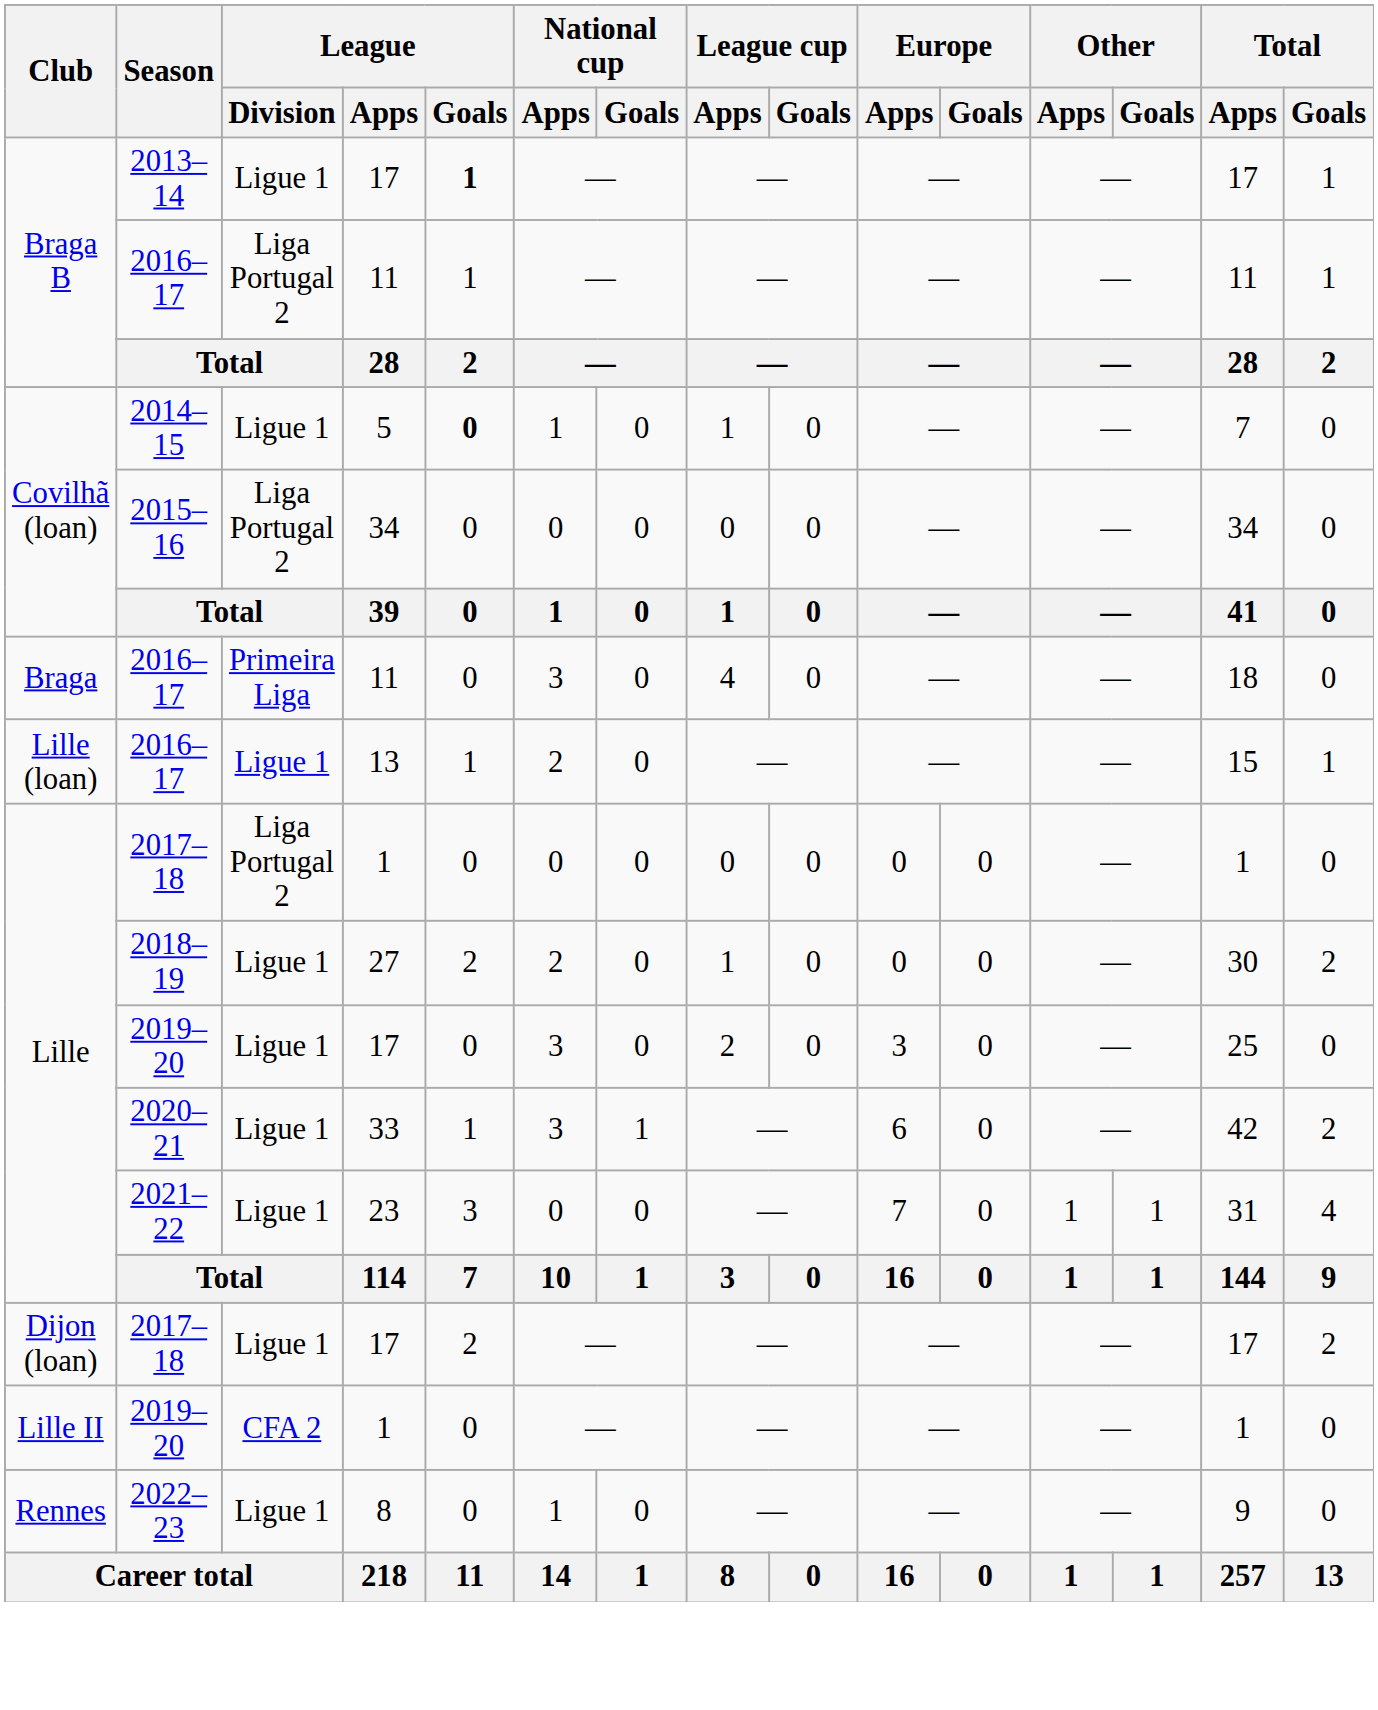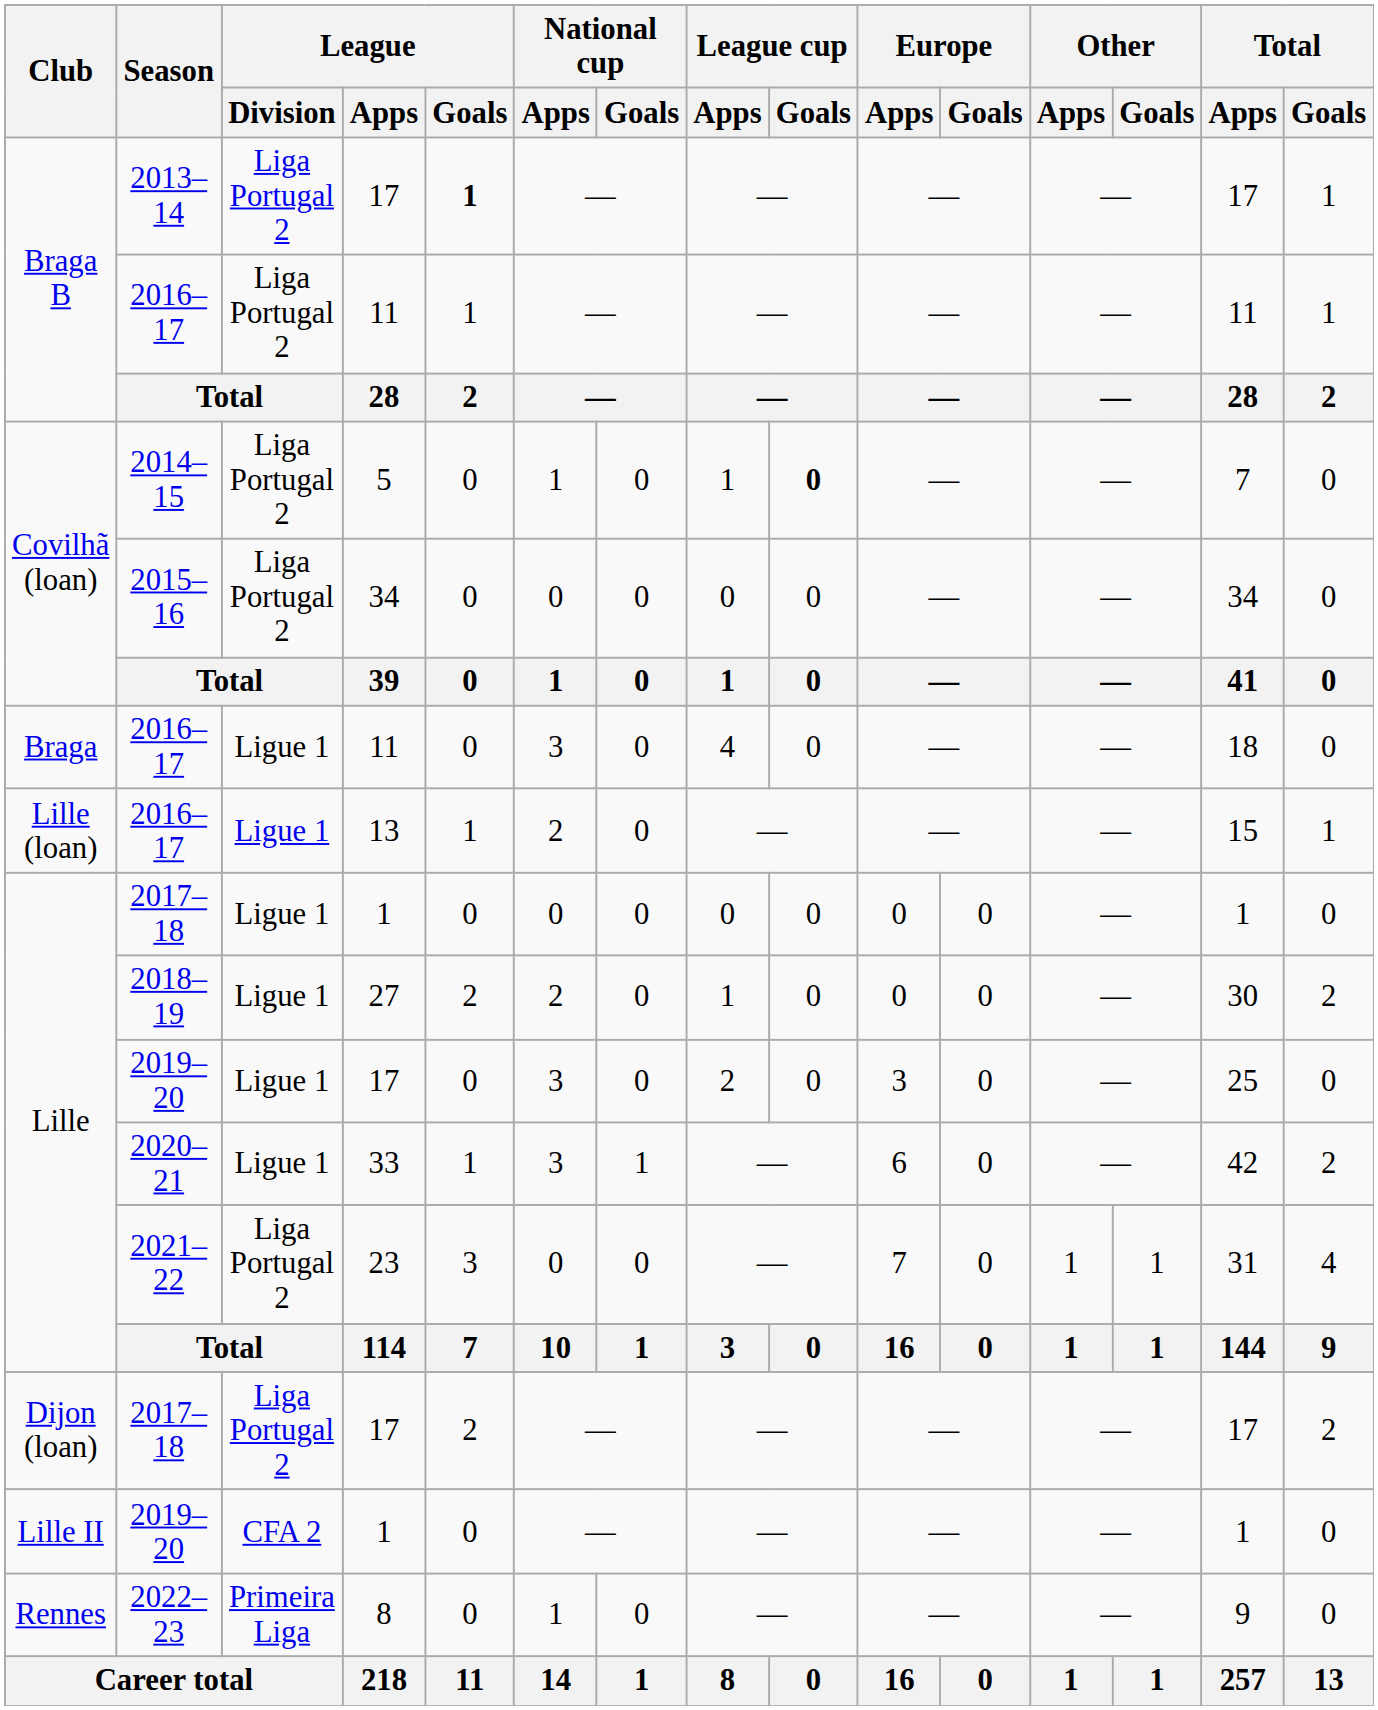(282, 178) Ligue 1 -> (282, 195) Liga Portugal 2
(282, 427) Ligue 1 -> (282, 479) Liga Portugal 2
(470, 427) bold -> (470, 479) normal
(813, 427) normal -> (813, 479) bold
(282, 677) Primeira Liga -> (282, 746) Ligue 1
(282, 861) Liga Portugal 2 -> (282, 913) Ligue 1
(282, 1212) Ligue 1 -> (282, 1263) Liga Portugal 2
(282, 1344) Ligue 1 -> (282, 1430) Liga Portugal 2
(282, 1510) Ligue 1 -> (282, 1614) Primeira Liga
